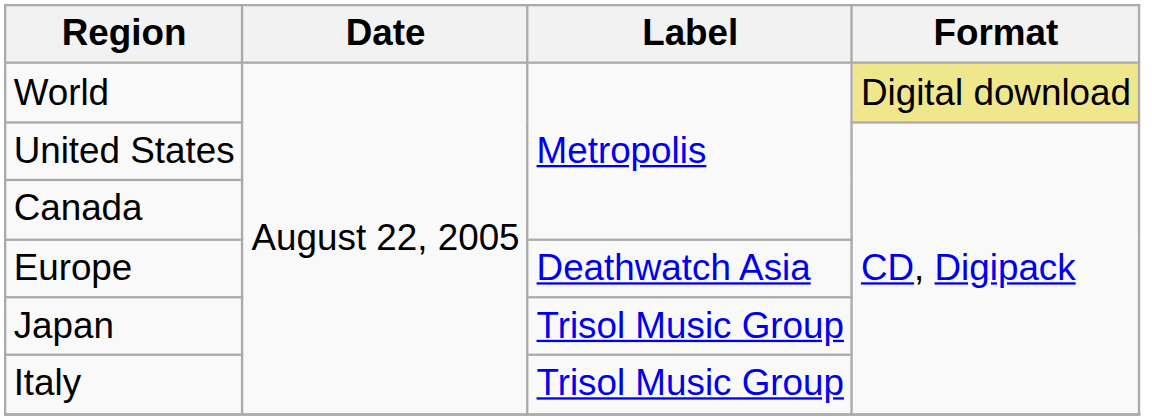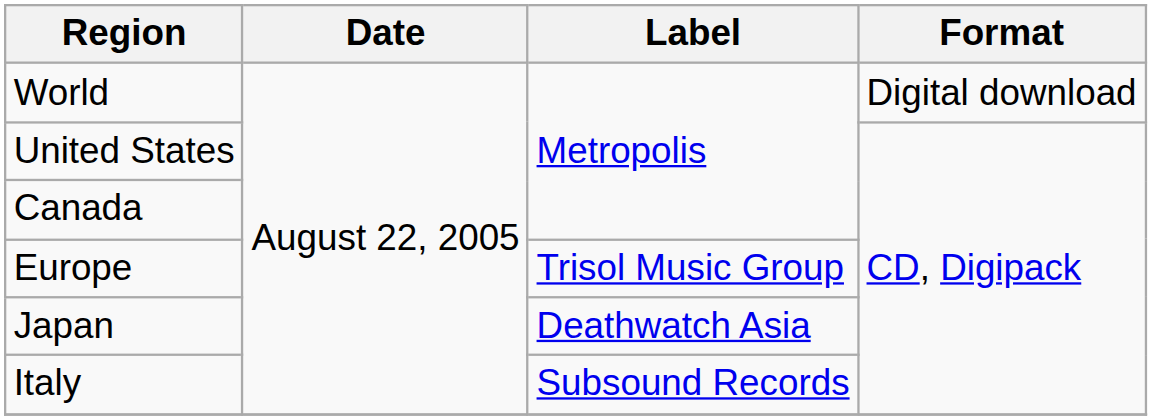(996, 92) khaki background -> (1002, 92) no background
(674, 267) Deathwatch Asia -> (690, 267) Trisol Music Group
(690, 325) Trisol Music Group -> (674, 325) Deathwatch Asia
(690, 383) Trisol Music Group -> (693, 383) Subsound Records
